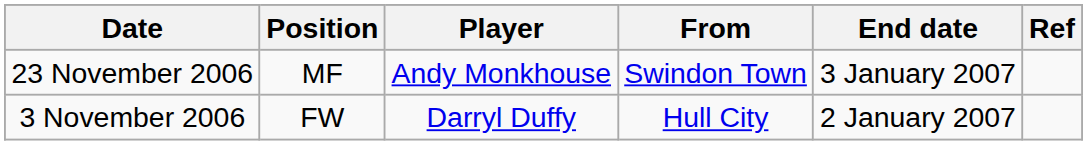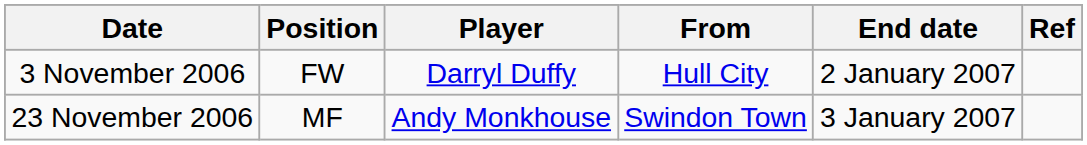rows swapped: (132, 118) <-> (132, 73)
